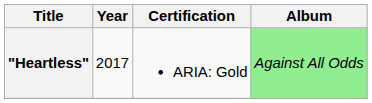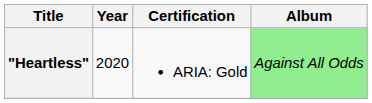(112, 63) 2017 -> (112, 63) 2020
